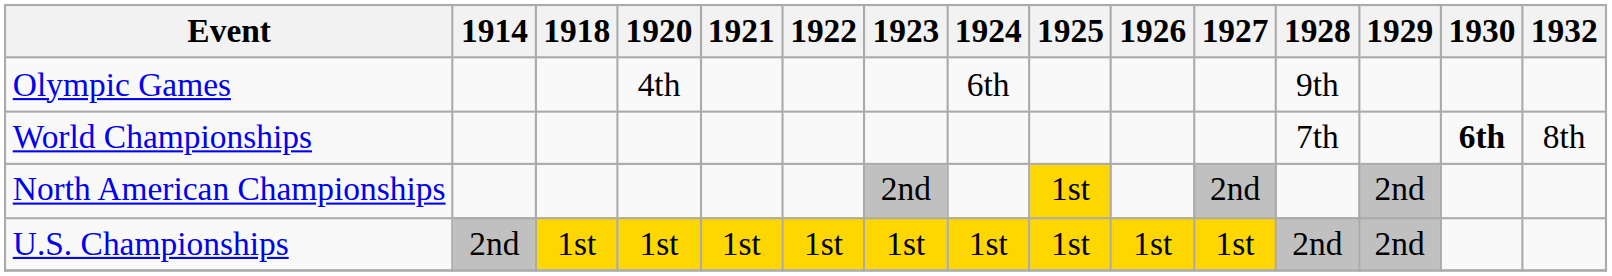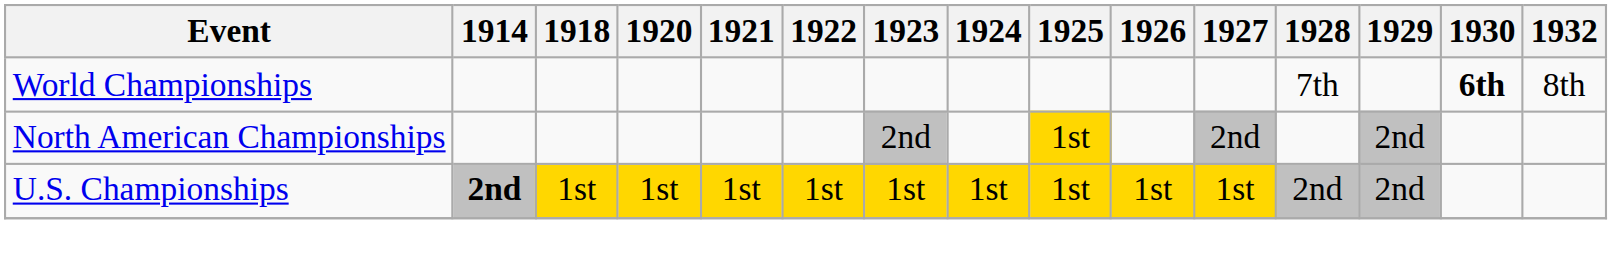- row: (122, 84)
(494, 243) normal -> (494, 190) bold
